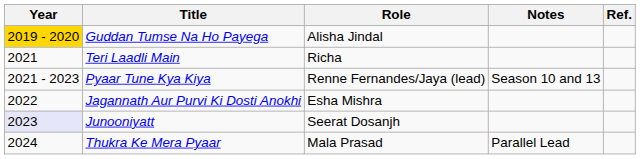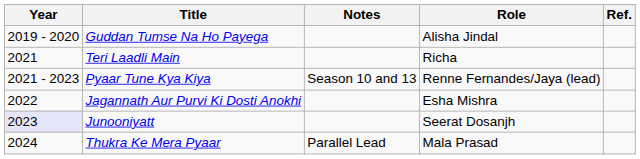columns swapped: (396, 15) <-> (546, 15)
(43, 36) gold background -> (43, 36) no background
